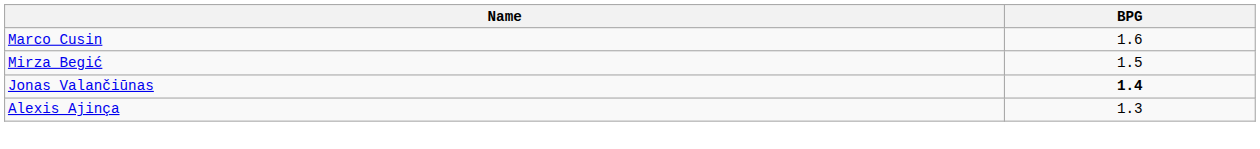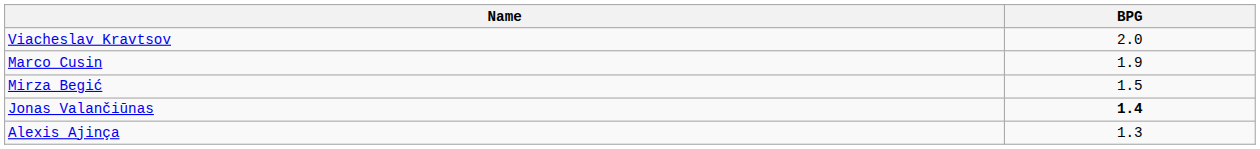+ row: (89, 40)
(1130, 40) 1.6 -> (1130, 63) 1.9
